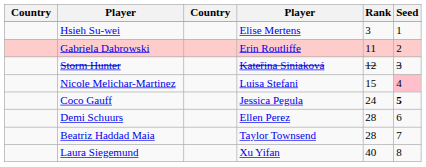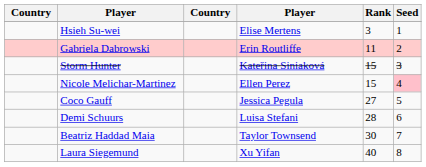(371, 65) 12 -> (371, 65) 15
(269, 83) Luisa Stefani -> (265, 83) Ellen Perez
(371, 100) 24 -> (371, 100) 27
(399, 100) bold -> (399, 100) normal
(265, 118) Ellen Perez -> (269, 118) Luisa Stefani
(371, 135) 28 -> (371, 135) 30
